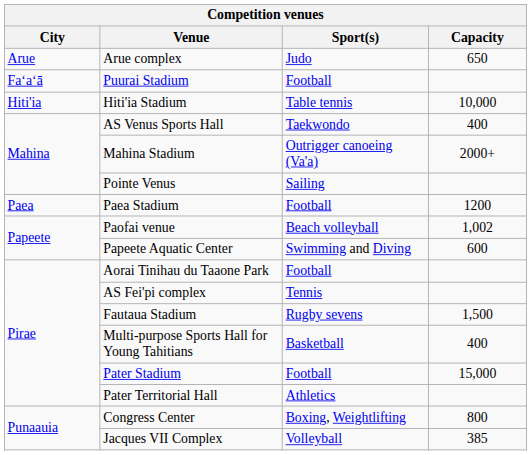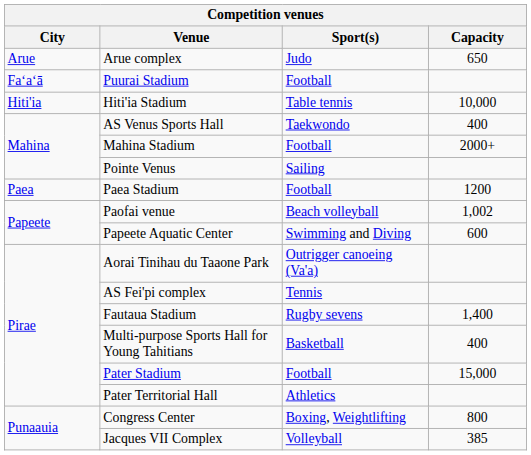(339, 154) Outrigger canoeing (Va'a) -> (309, 146) Football
(309, 270) Football -> (339, 263) Outrigger canoeing (Va'a)
(477, 314) 1,500 -> (477, 314) 1,400
